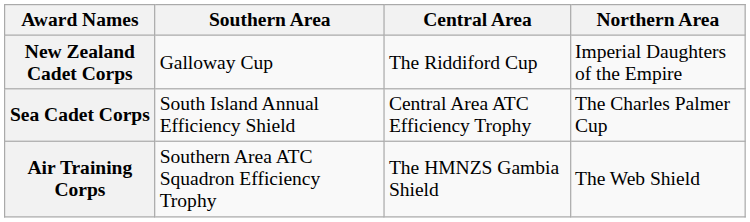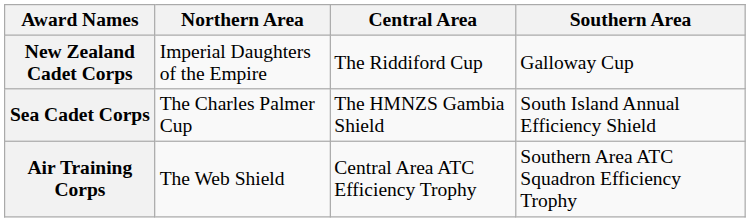columns swapped: (658, 19) <-> (270, 19)
(460, 114) Central Area ATC Efficiency Trophy -> (419, 114) The HMNZS Gambia Shield
(474, 178) The HMNZS Gambia Shield -> (405, 178) Central Area ATC Efficiency Trophy
